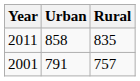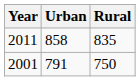(105, 64) 757 -> (105, 64) 750
